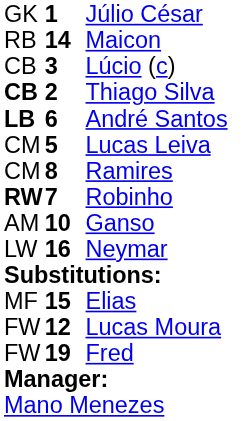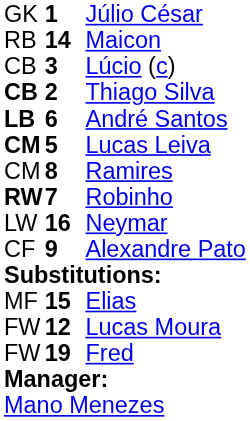(22, 144) normal -> (22, 144) bold
- row: (120, 223)
+ row: (166, 249)
